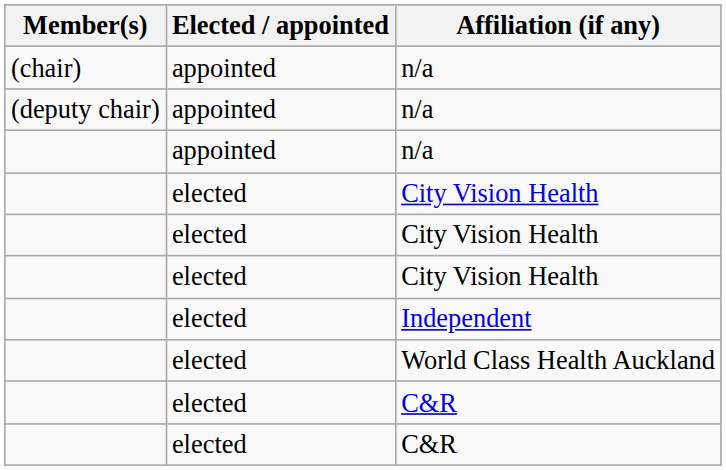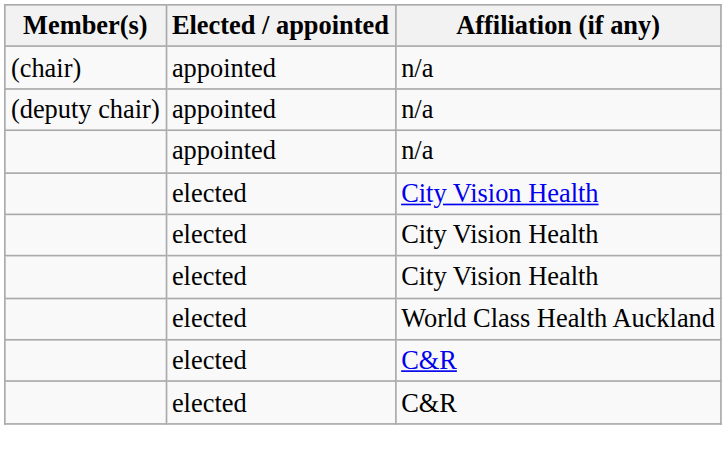- row: (85, 319)
